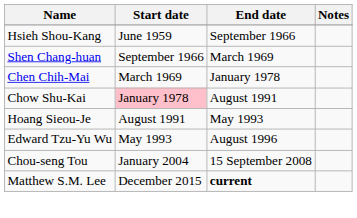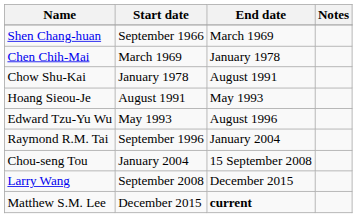- row: (54, 35)
(153, 98) pink background -> (153, 77) no background
+ row: (58, 139)
+ row: (39, 181)
